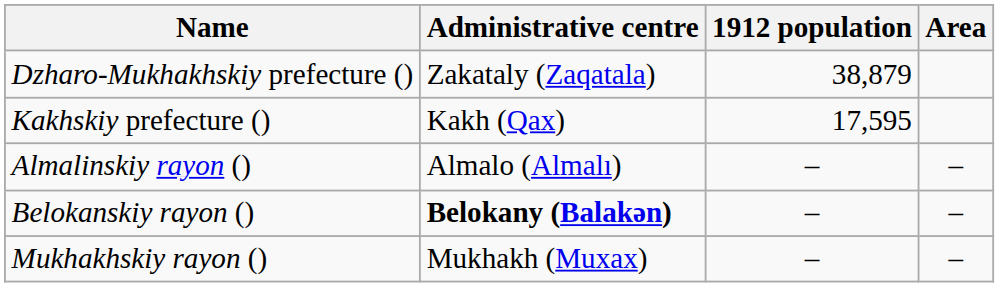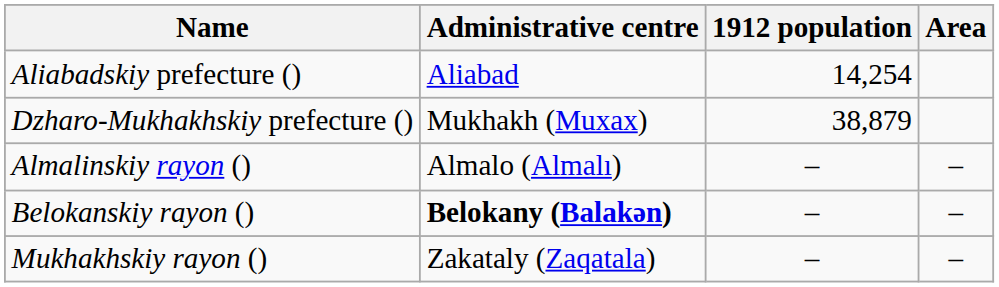+ row: (156, 73)
(541, 73) Zakataly (Zaqatala) -> (537, 119) Mukhakh (Muxax)
- row: (141, 119)
(537, 258) Mukhakh (Muxax) -> (541, 258) Zakataly (Zaqatala)
